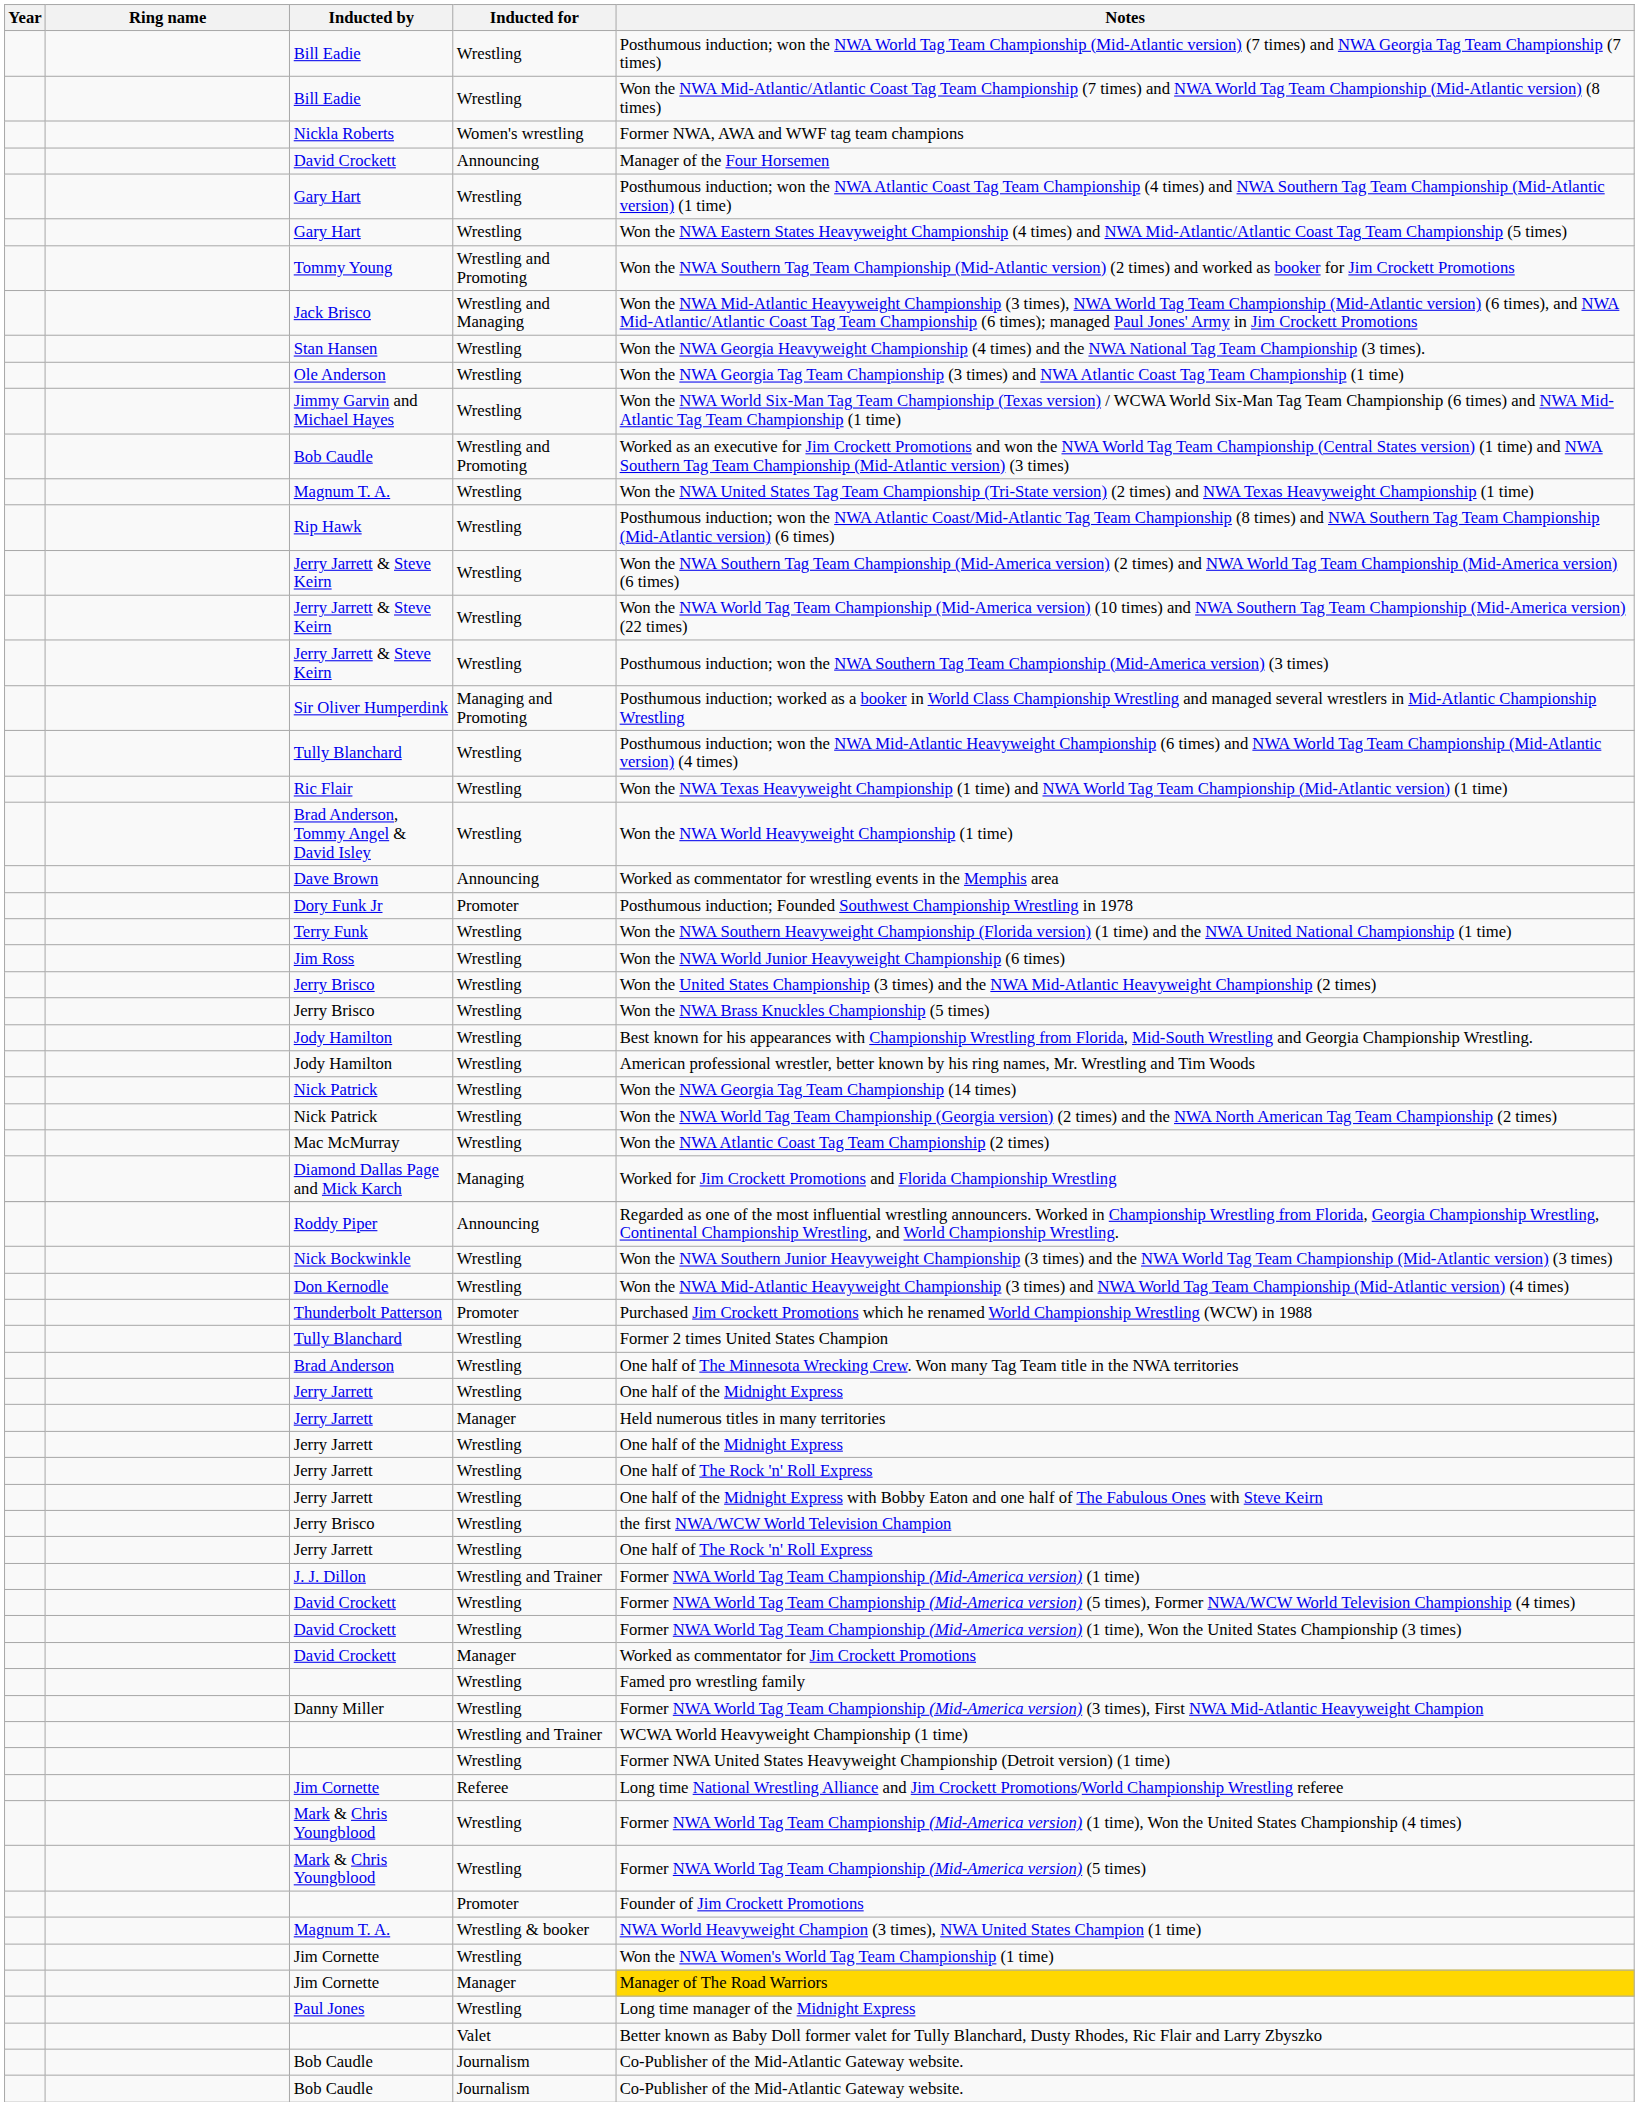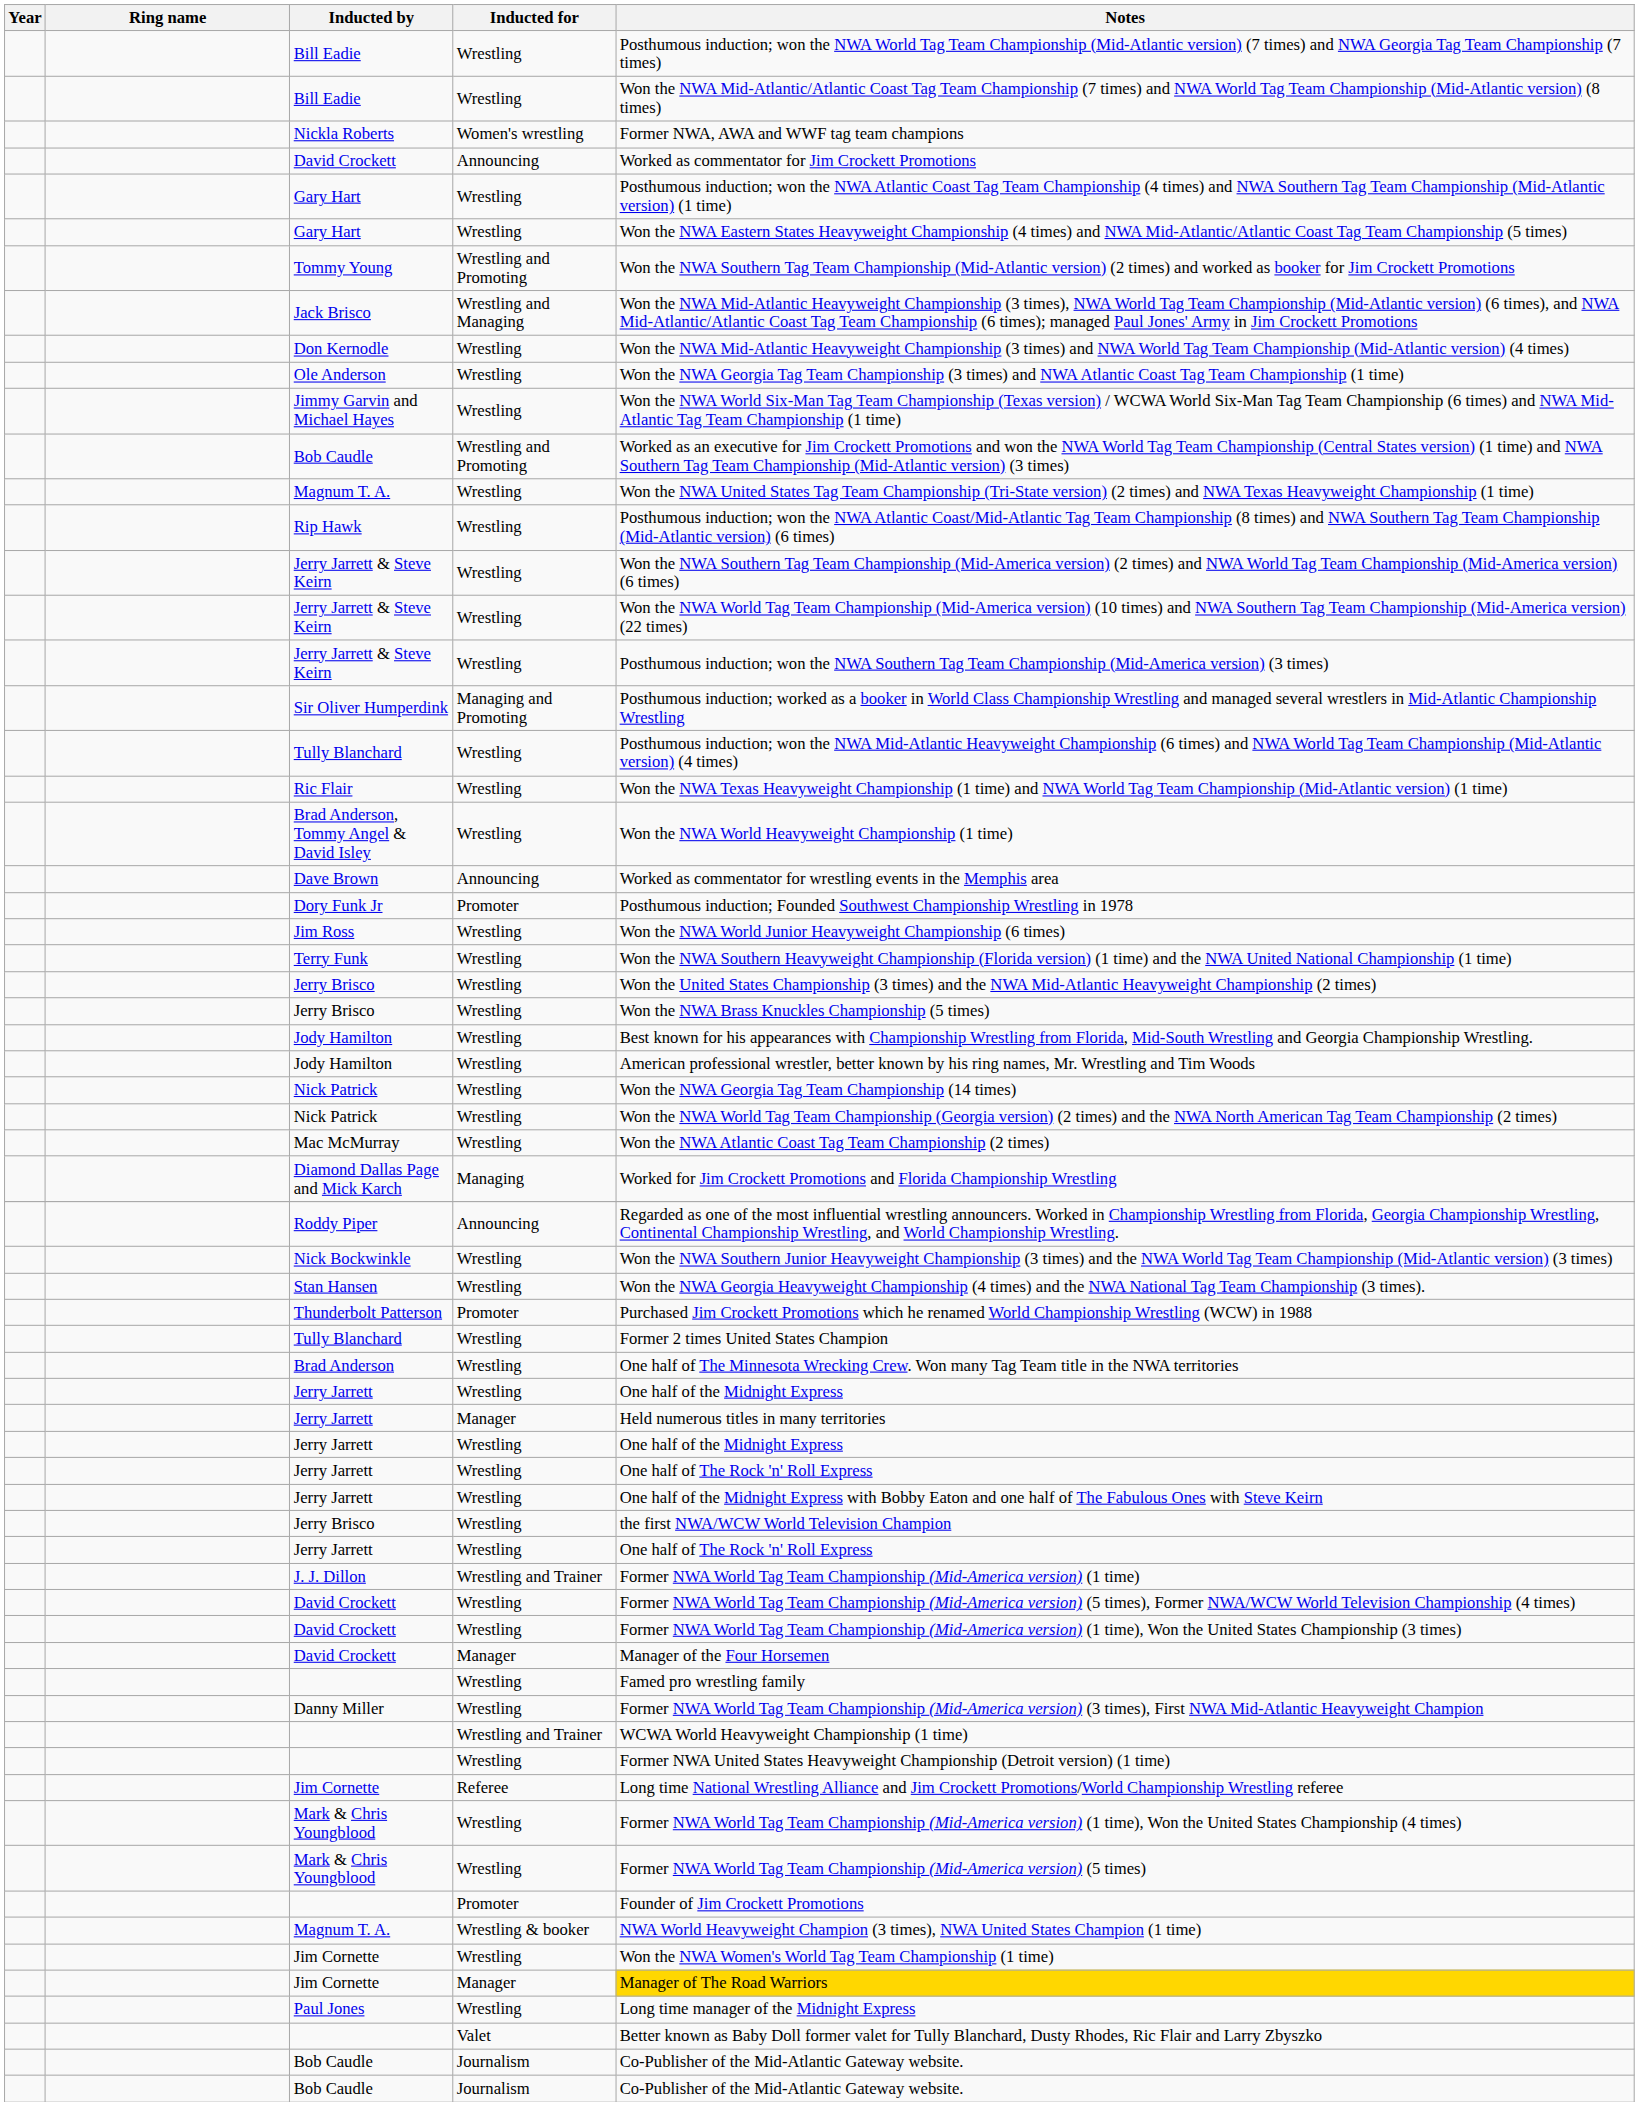(725, 160) Manager of the Four Horsemen -> (798, 160) Worked as commentator for Jim Crockett Promotions
rows swapped: (341, 1285) <-> (336, 348)
rows swapped: (324, 958) <-> (331, 931)
(798, 1655) Worked as commentator for Jim Crockett Promotions -> (725, 1655) Manager of the Four Horsemen
